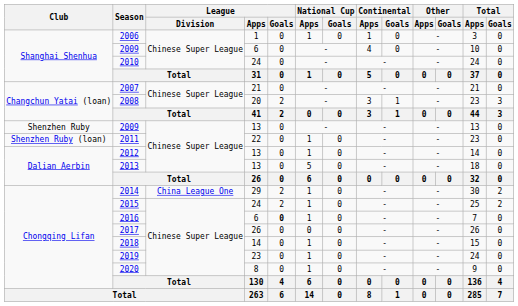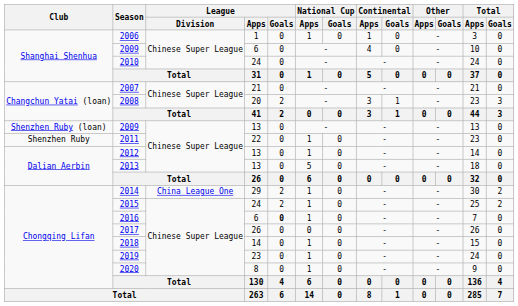(59, 127) Shenzhen Ruby -> (59, 127) Shenzhen Ruby (loan)
(59, 140) Shenzhen Ruby (loan) -> (59, 140) Shenzhen Ruby
